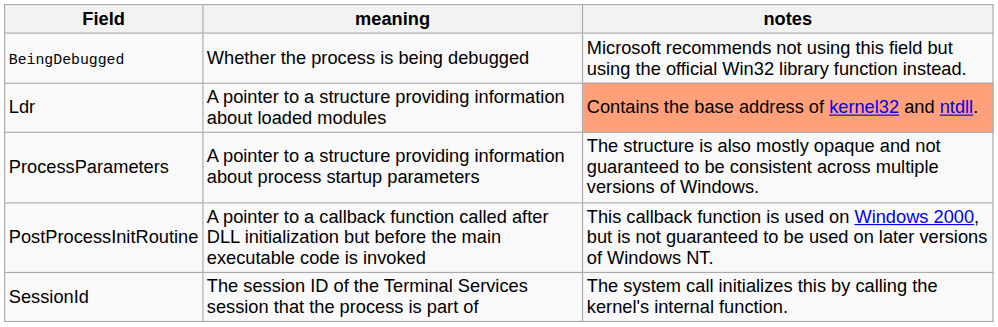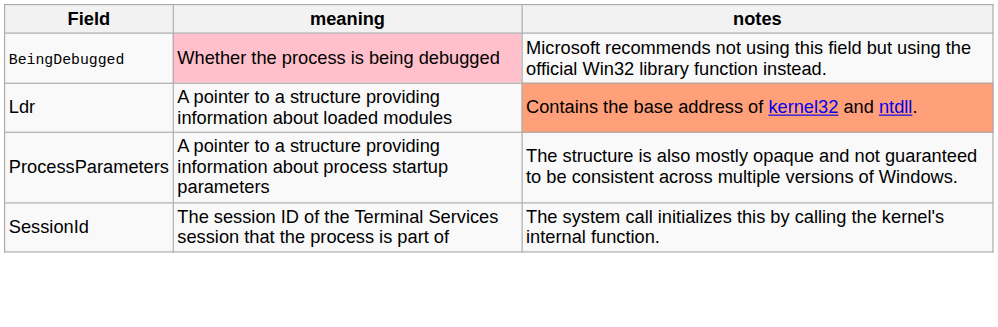(368, 58) no background -> (339, 58) pink background
- row: (104, 237)
